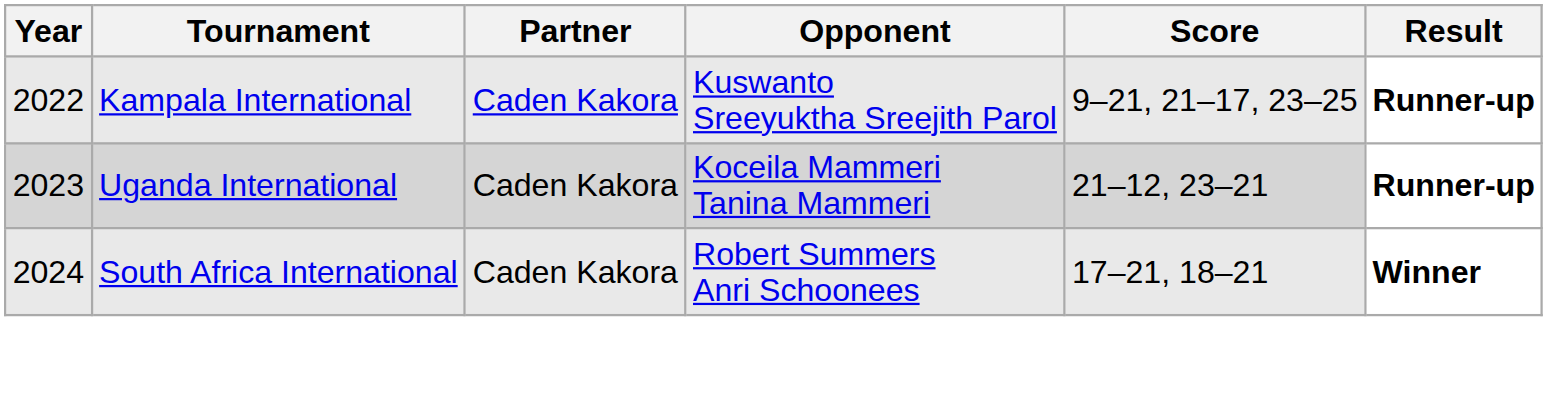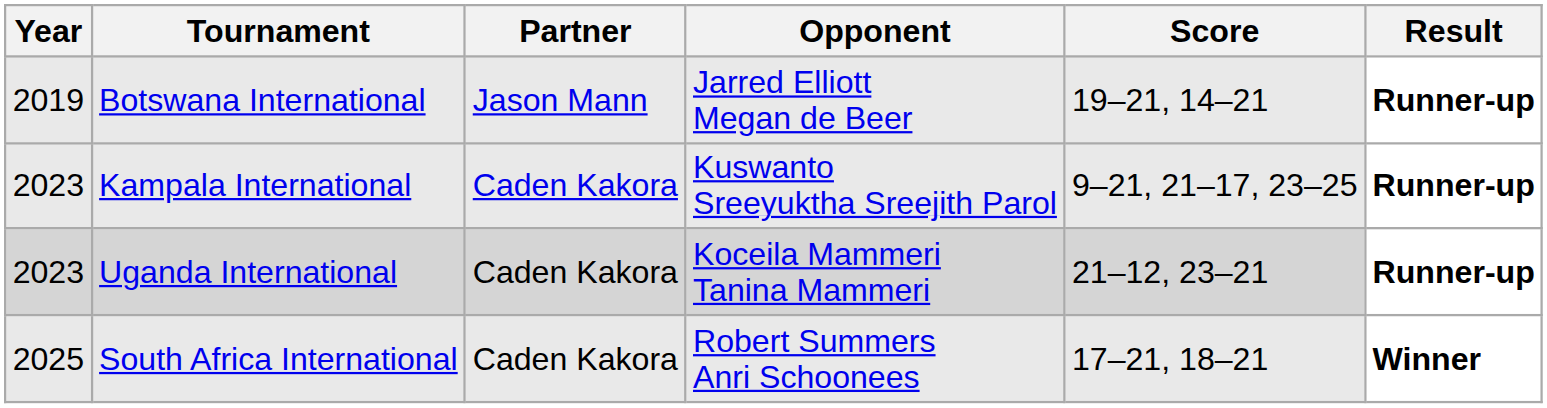+ row: (262, 99)
(48, 99) 2022 -> (48, 186) 2023
(48, 272) 2024 -> (48, 359) 2025
